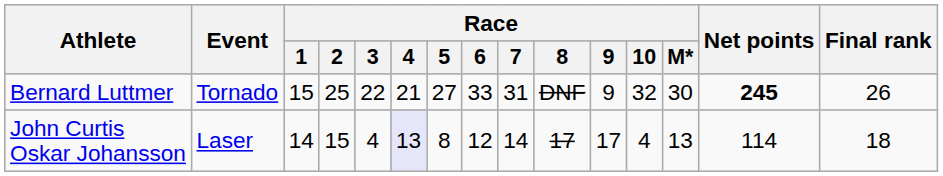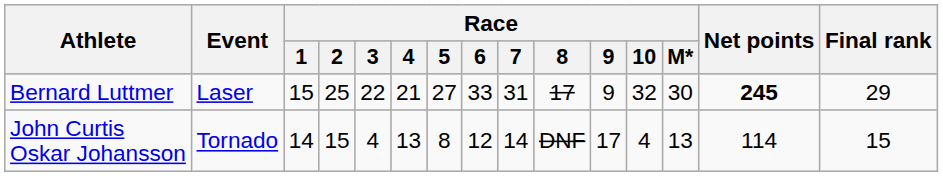(237, 92) Tornado -> (225, 92) Laser
(562, 92) DNF -> (562, 92) 17
(878, 92) 26 -> (878, 92) 29
(225, 141) Laser -> (237, 141) Tornado
(409, 141) lavender background -> (409, 141) no background
(562, 141) 17 -> (562, 141) DNF
(878, 141) 18 -> (878, 141) 15
